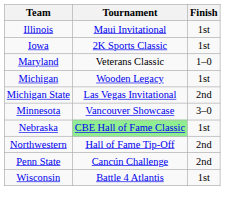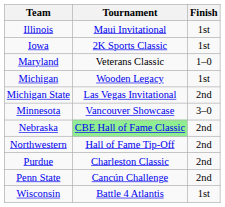(204, 128) 1st -> (204, 128) 2nd
+ row: (38, 161)
